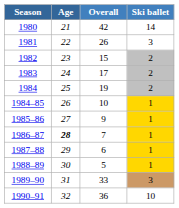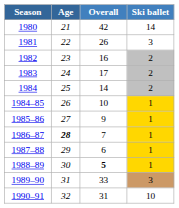(104, 58) 15 -> (104, 58) 16
(104, 88) 19 -> (104, 88) 14
(104, 165) normal -> (104, 165) bold
(104, 195) 36 -> (104, 195) 31
